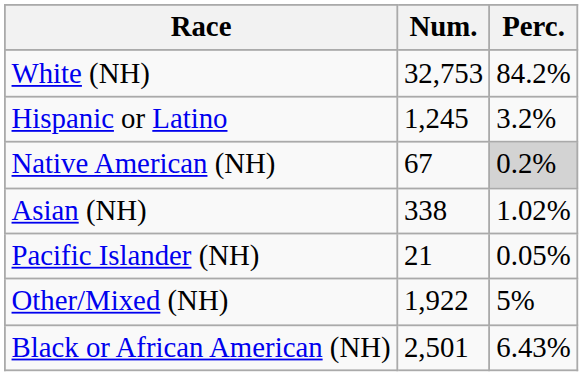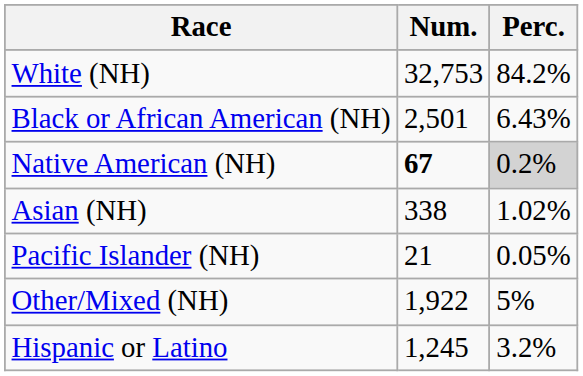rows swapped: (201, 347) <-> (120, 118)
(418, 164) normal -> (418, 164) bold
